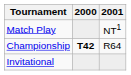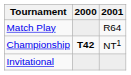(112, 29) NT1 -> (112, 28) R64
(112, 46) R64 -> (112, 45) NT1
